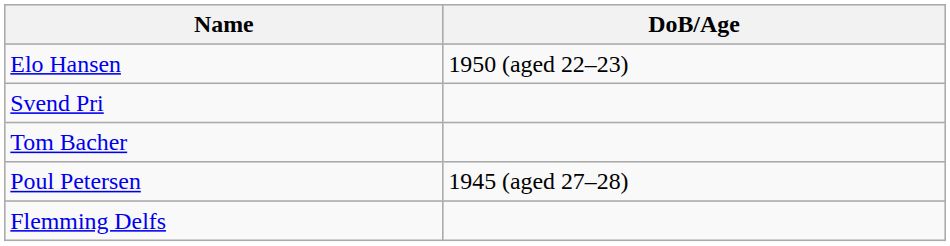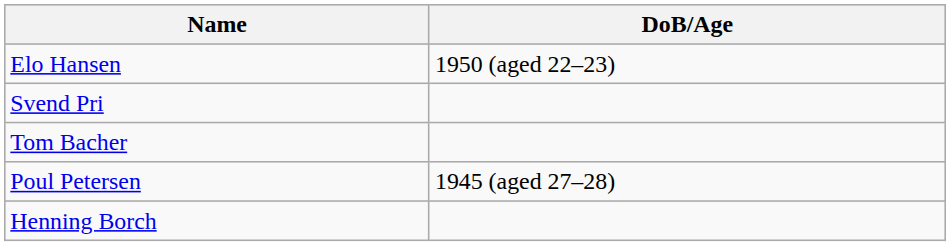+ row: (84, 221)
- row: (88, 221)
